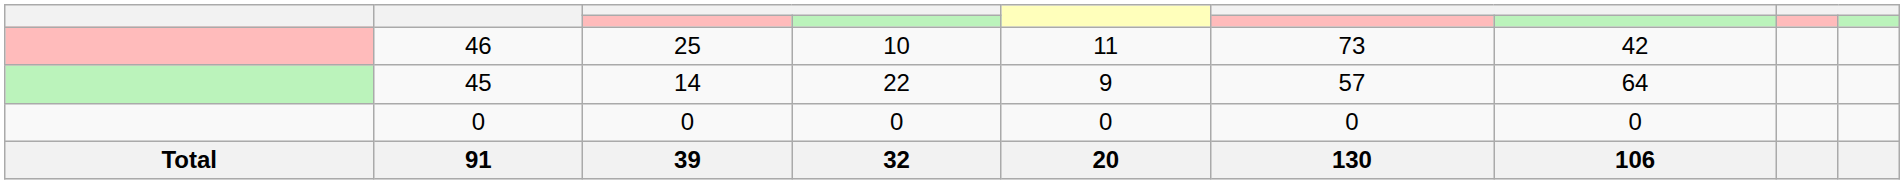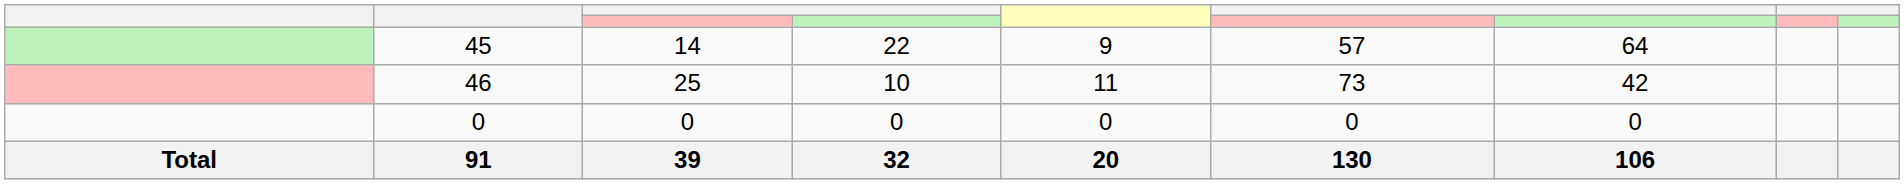rows swapped: (478, 45) <-> (478, 83)
